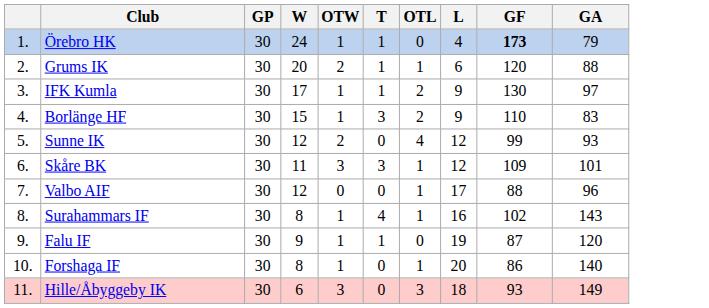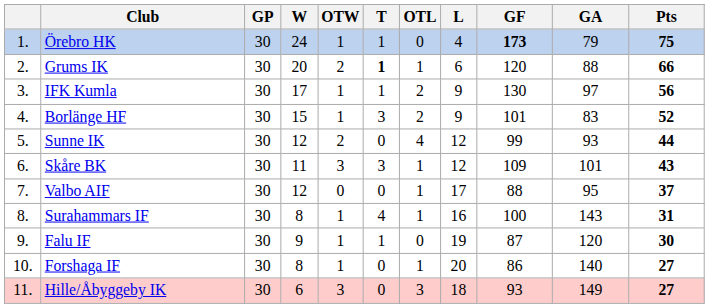+ column: (666, 16)
(381, 66) normal -> (381, 66) bold
(515, 116) 110 -> (515, 116) 101
(591, 191) 96 -> (591, 191) 95
(515, 215) 102 -> (515, 215) 100
